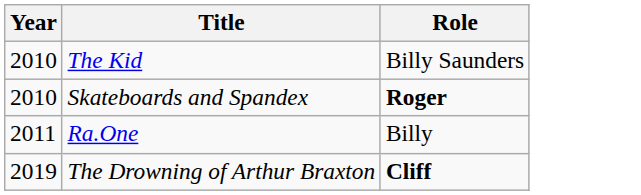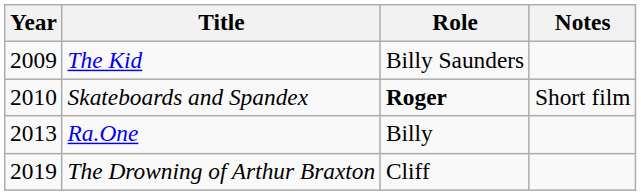+ column: (583, 23)
(33, 60) 2010 -> (33, 60) 2009
(33, 134) 2011 -> (33, 134) 2013
(409, 171) bold -> (408, 171) normal
